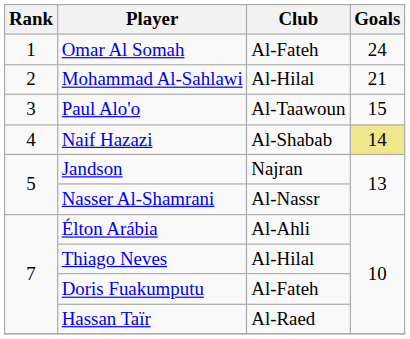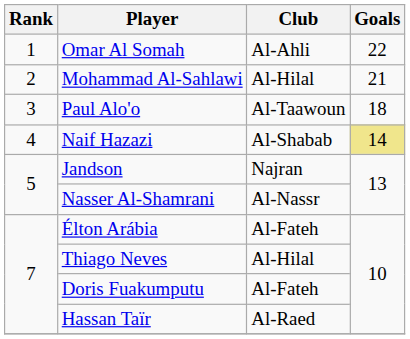(285, 49) Al-Fateh -> (281, 49) Al-Ahli
(377, 49) 24 -> (377, 49) 22
(377, 109) 15 -> (377, 109) 18
(281, 229) Al-Ahli -> (285, 229) Al-Fateh
